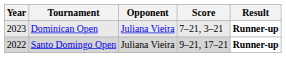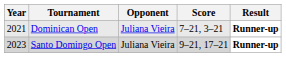(16, 29) 2023 -> (16, 29) 2021
(16, 45) 2022 -> (16, 45) 2023
